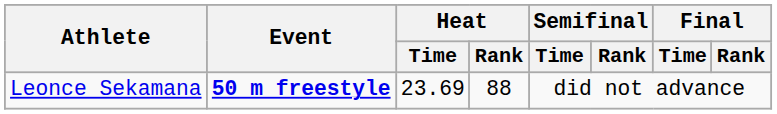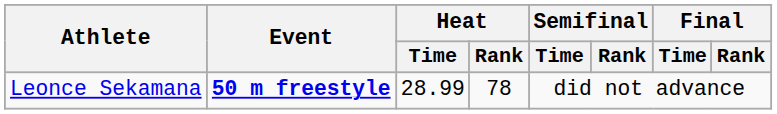(433, 90) 23.69 -> (433, 90) 28.99
(499, 90) 88 -> (499, 90) 78
